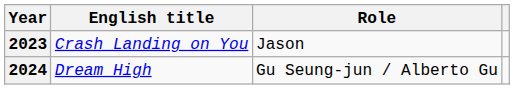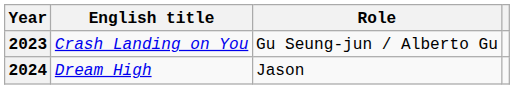(280, 44) Jason -> (377, 44) Gu Seung-jun / Alberto Gu
(377, 70) Gu Seung-jun / Alberto Gu -> (280, 70) Jason
